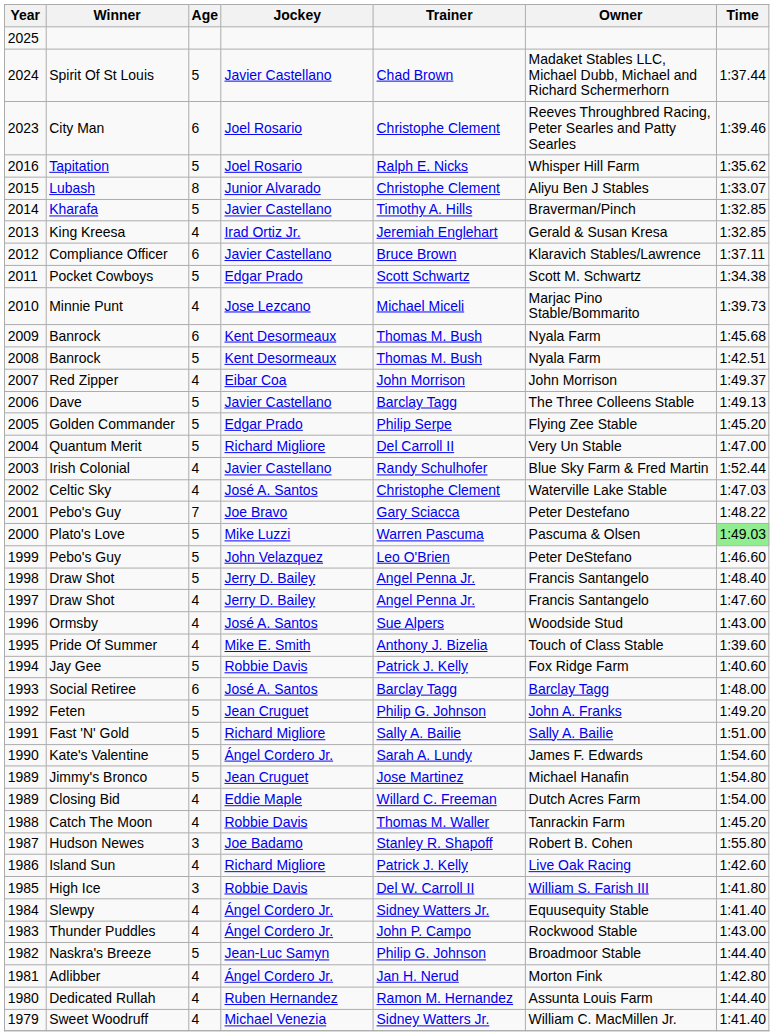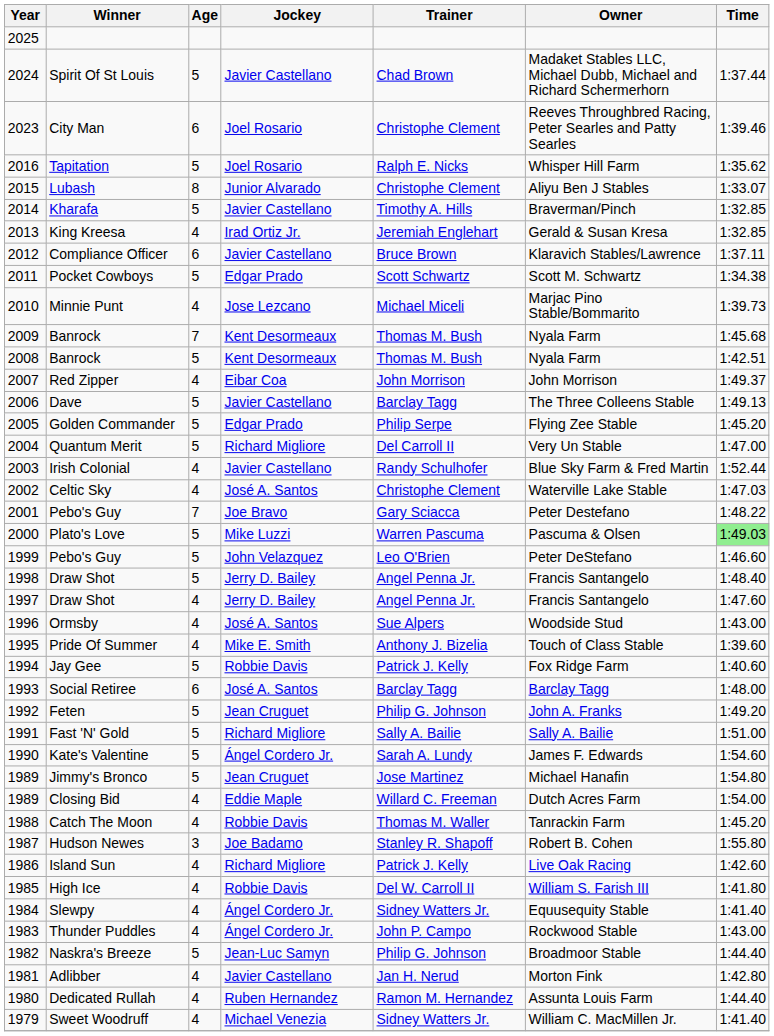(195, 336) 6 -> (195, 336) 7
(195, 888) 3 -> (195, 888) 4
(279, 976) Ángel Cordero Jr. -> (278, 976) Javier Castellano
